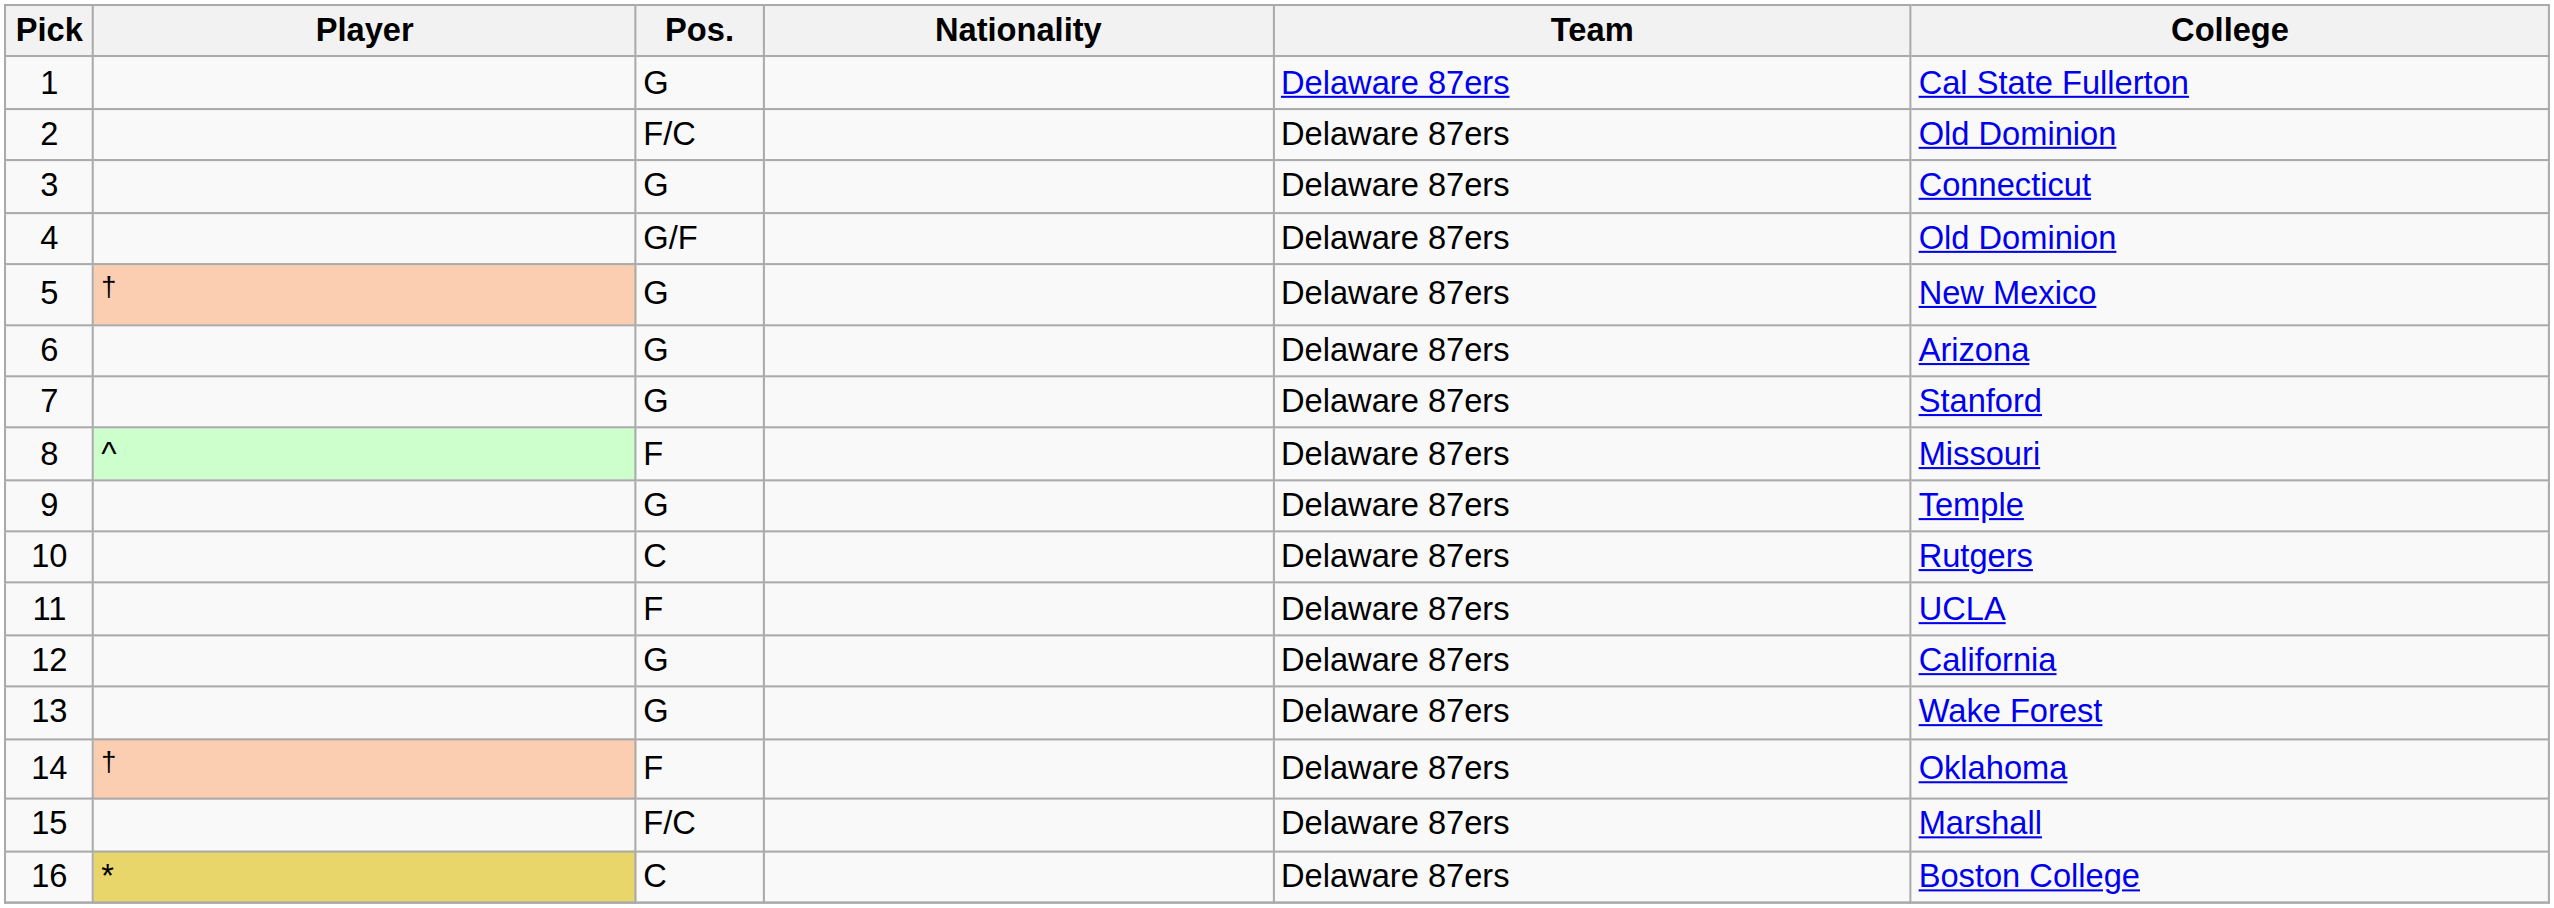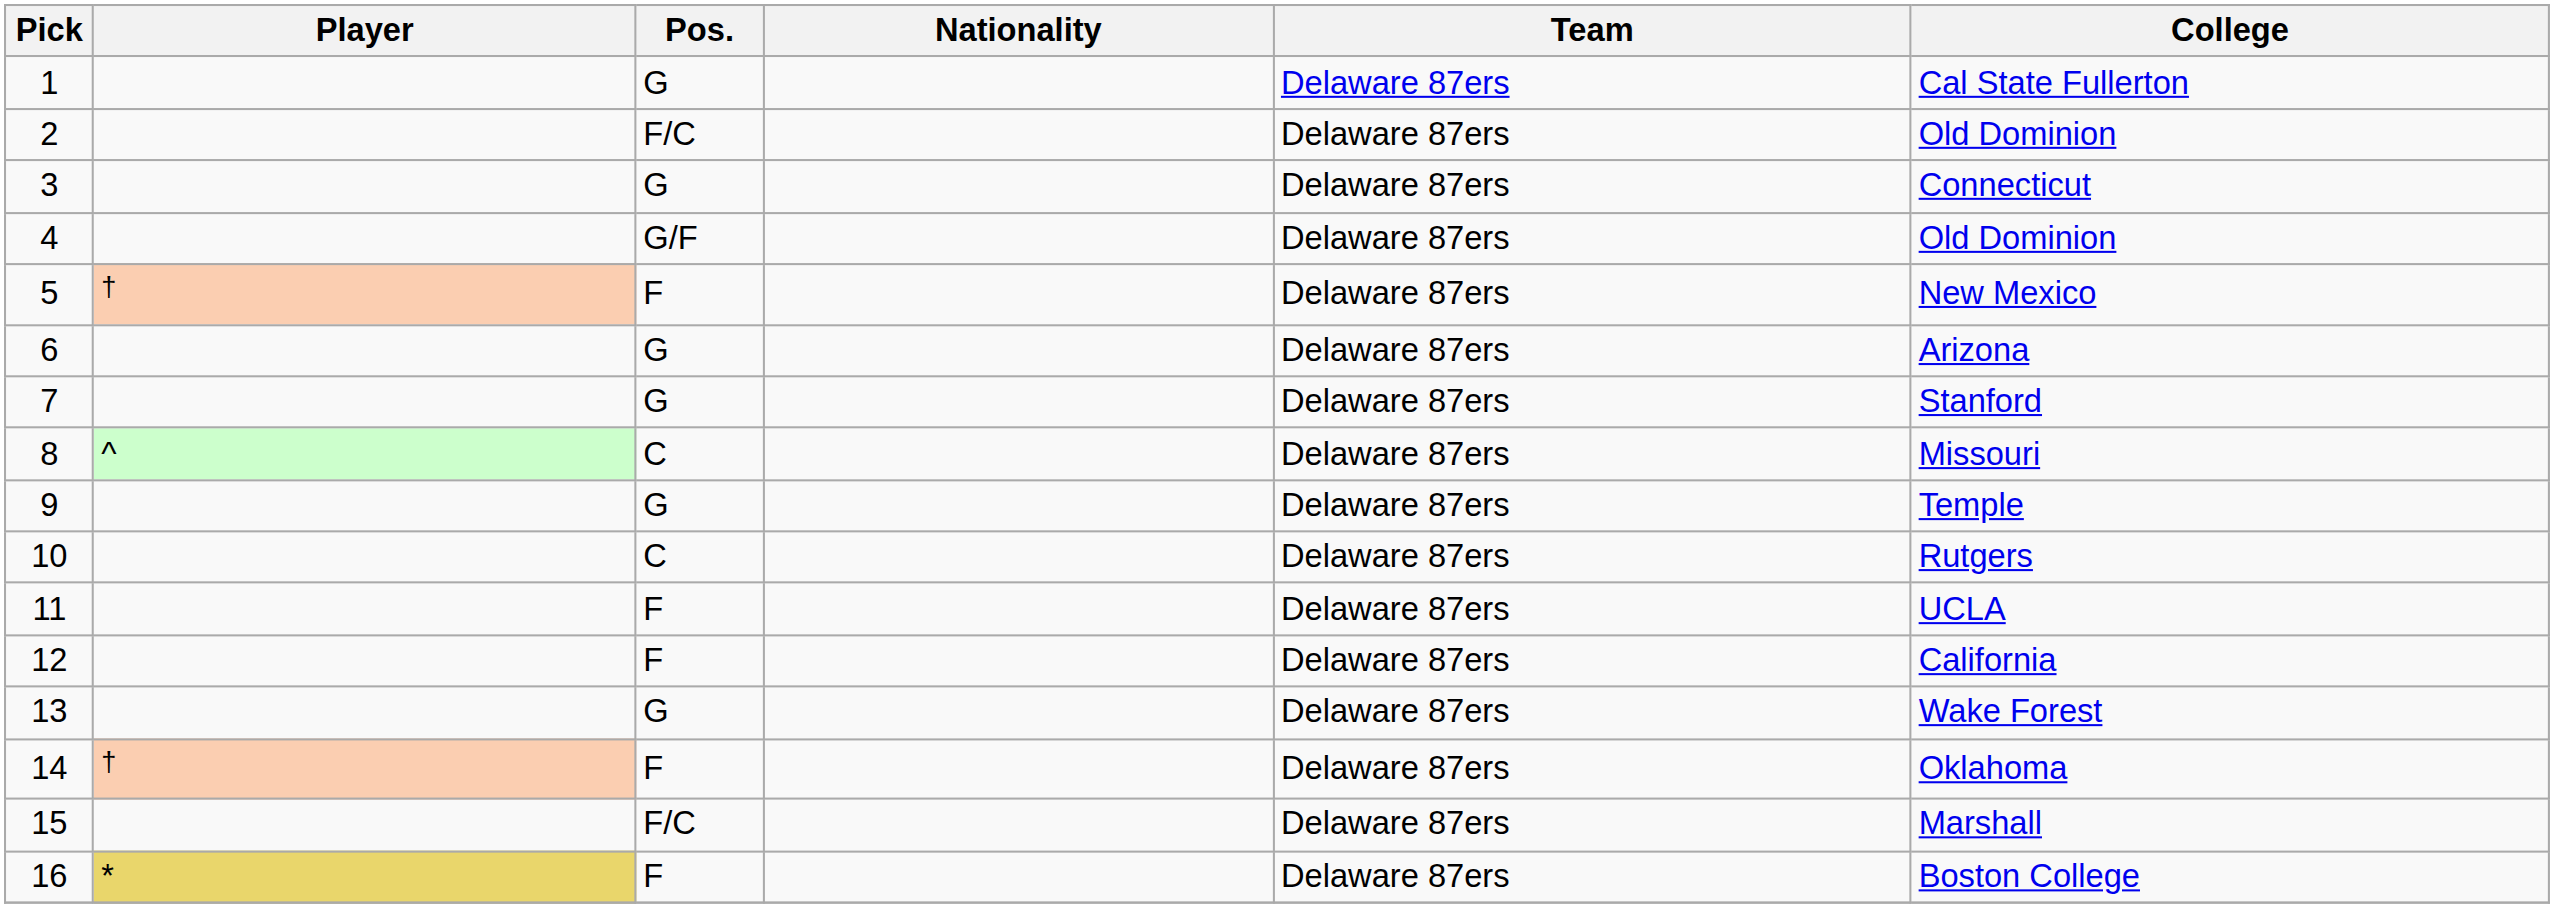(656, 293) G -> (653, 293) F
(653, 453) F -> (655, 453) C
(656, 660) G -> (653, 660) F
(655, 876) C -> (653, 876) F
